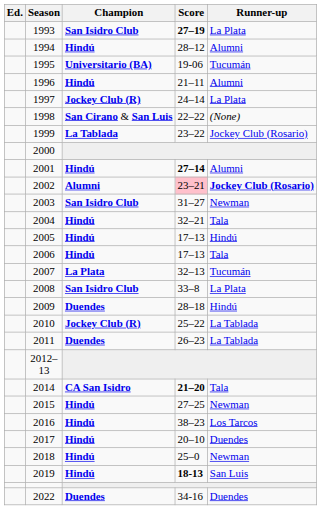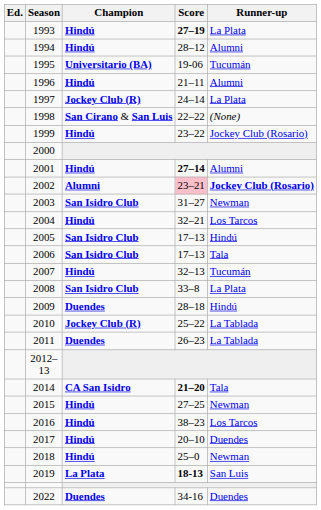(102, 30) San Isidro Club -> (80, 30) Hindú
(91, 133) La Tablada -> (80, 133) Hindú
(219, 220) Tala -> (234, 220) Los Tarcos
(80, 237) Hindú -> (102, 237) San Isidro Club
(80, 254) Hindú -> (102, 254) San Isidro Club
(85, 271) La Plata -> (80, 271) Hindú
(80, 473) Hindú -> (85, 473) La Plata
